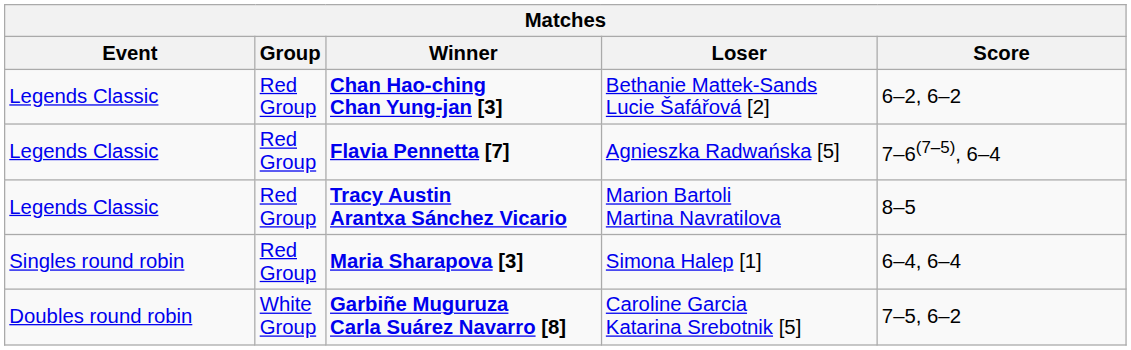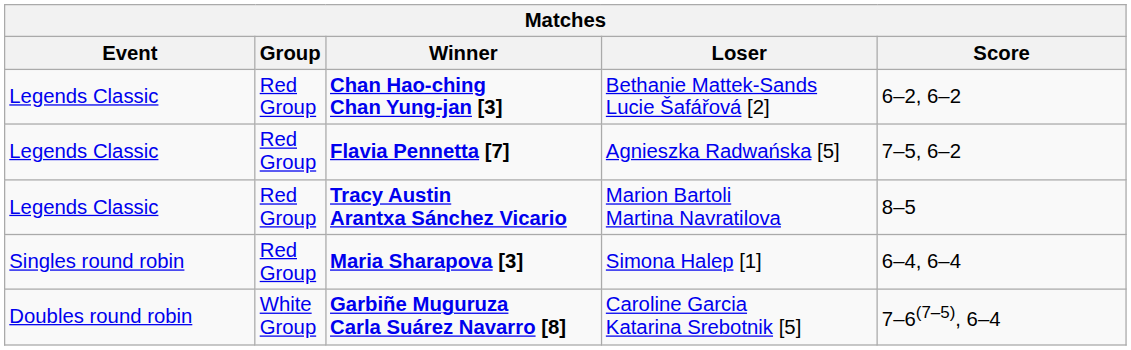(941, 151) 7–6(7–5), 6–4 -> (921, 151) 7–5, 6–2
(921, 316) 7–5, 6–2 -> (941, 316) 7–6(7–5), 6–4
